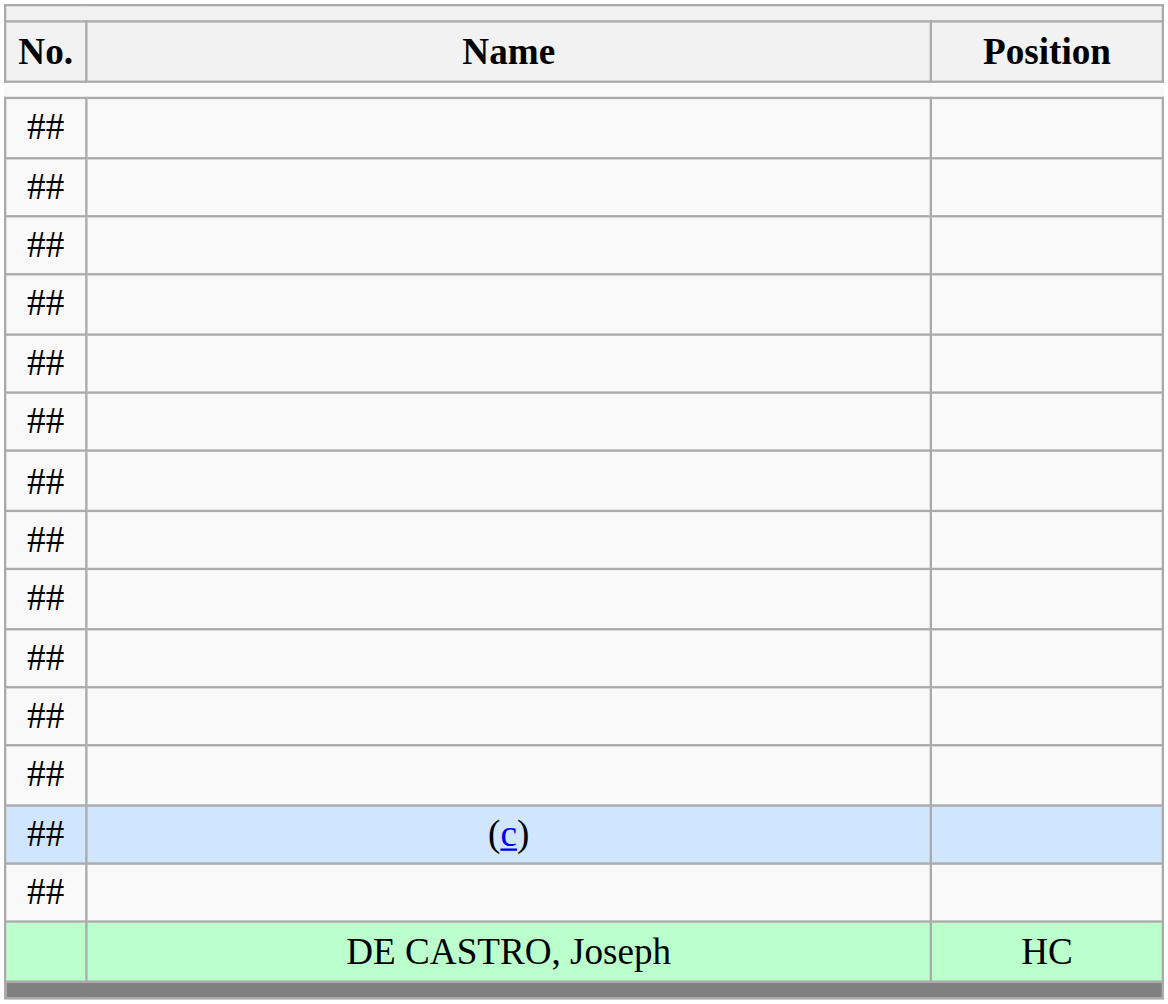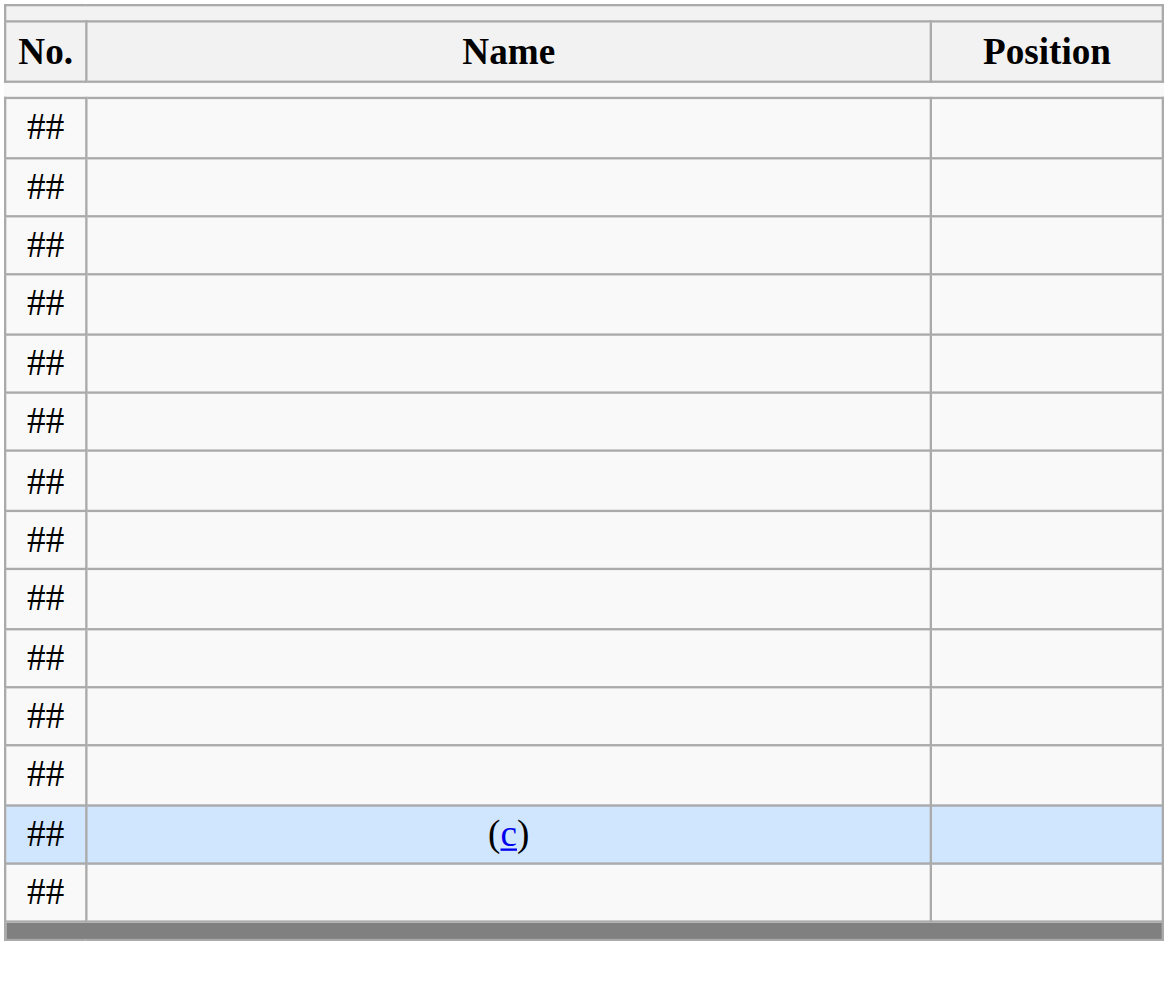- row: (46, 952)
